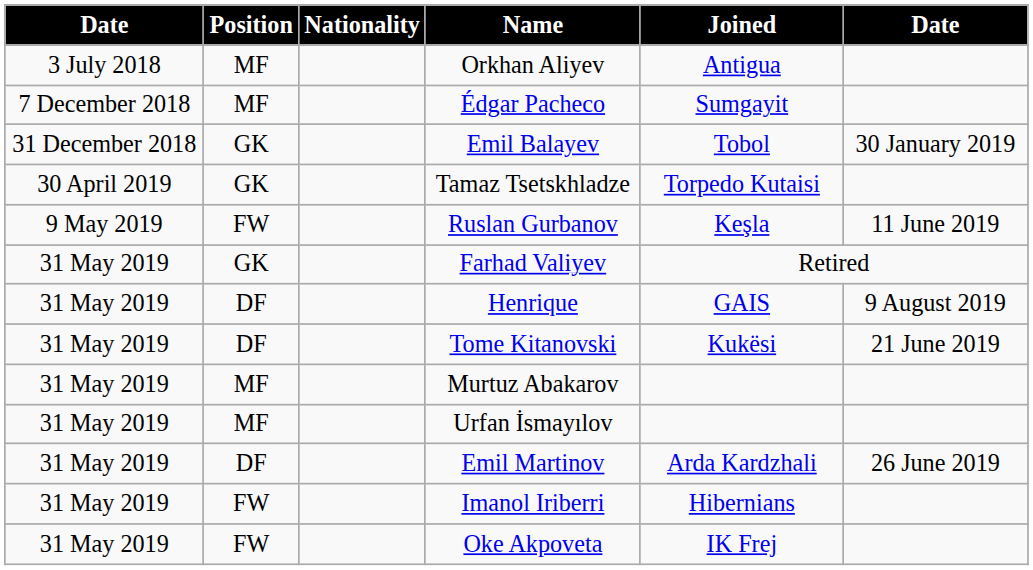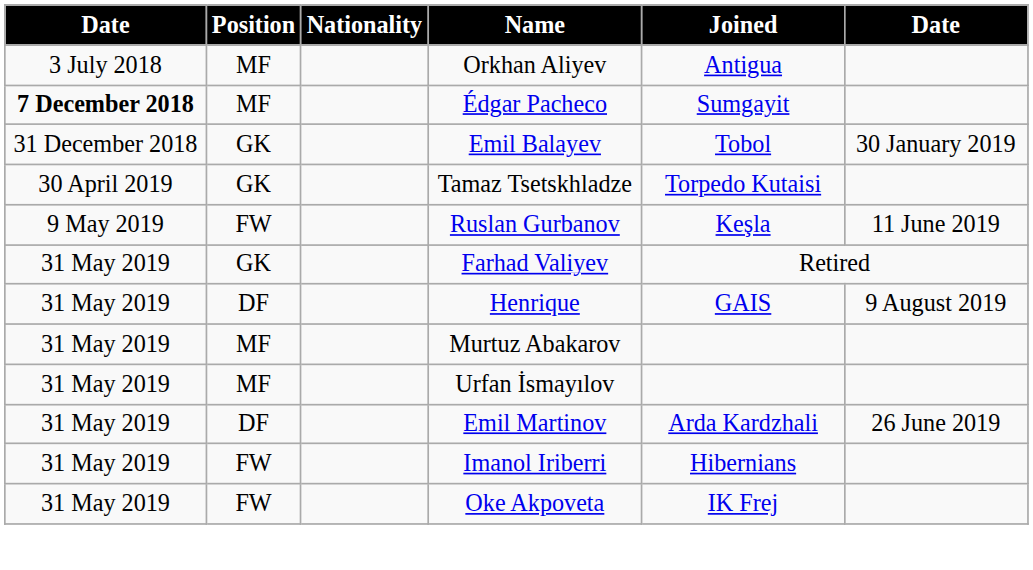(104, 104) normal -> (105, 104) bold
- row: (533, 344)
